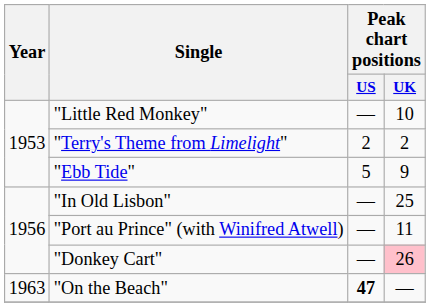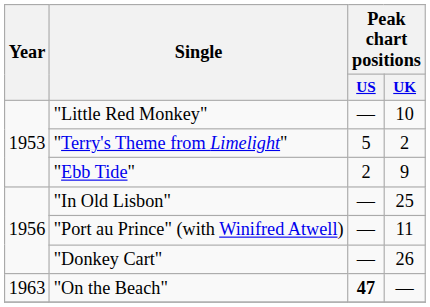(366, 143) 2 -> (366, 143) 5
(366, 172) 5 -> (366, 172) 2
(405, 259) pink background -> (405, 259) no background
